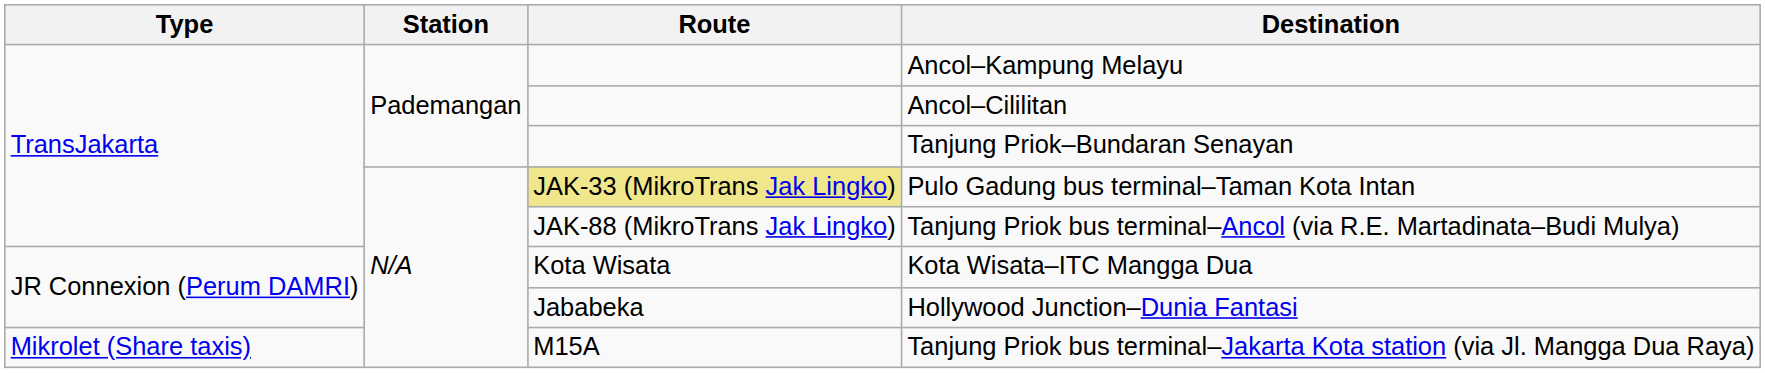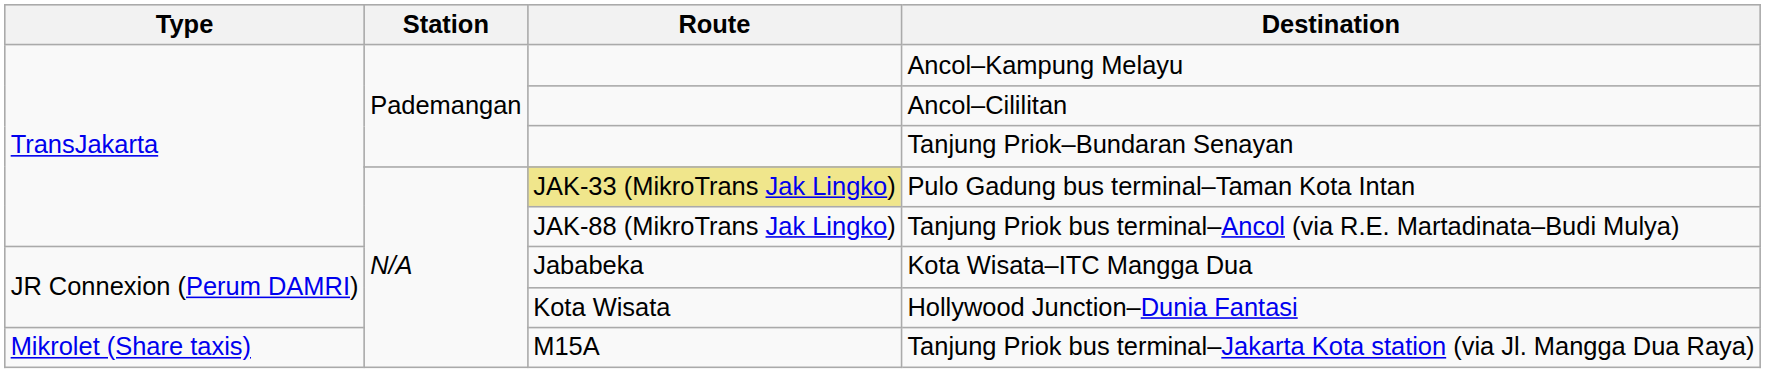(602, 266) Kota Wisata -> (588, 266) Jababeka
(588, 307) Jababeka -> (602, 307) Kota Wisata
